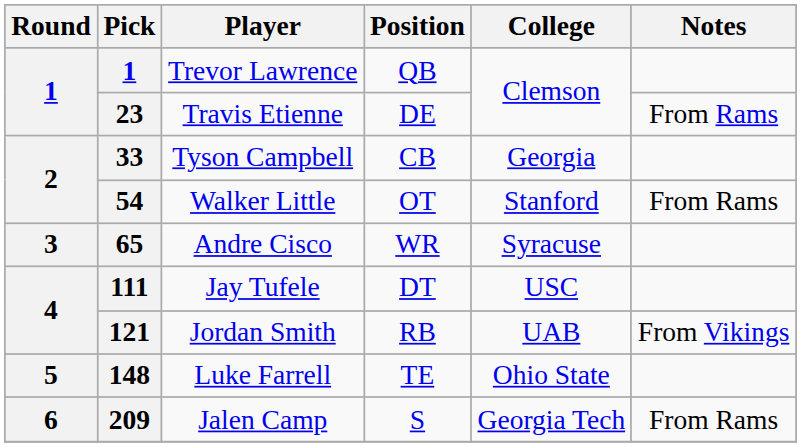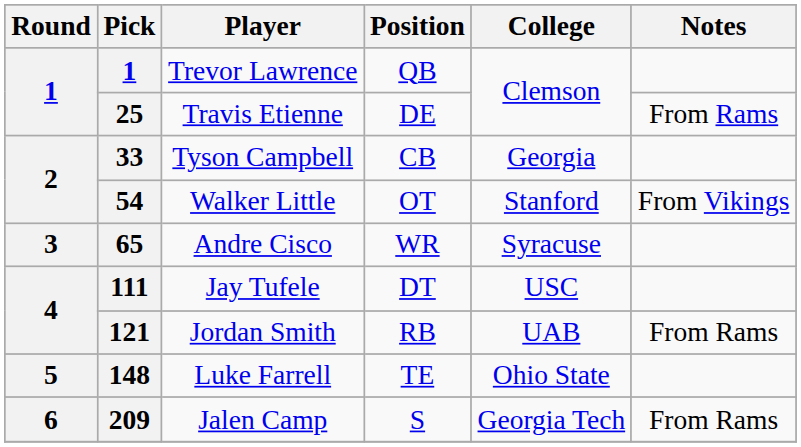(129, 113) 23 -> (129, 113) 25
(714, 200) From Rams -> (714, 200) From Vikings
(714, 331) From Vikings -> (714, 331) From Rams
